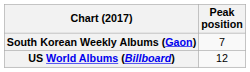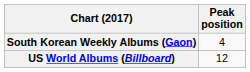(222, 42) 7 -> (222, 42) 4
